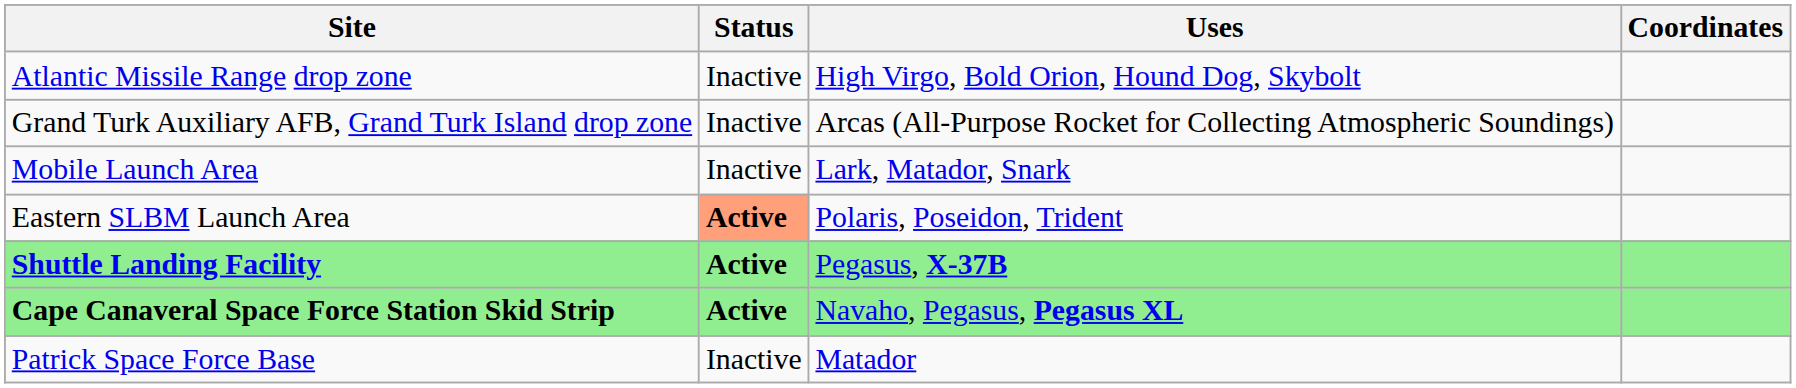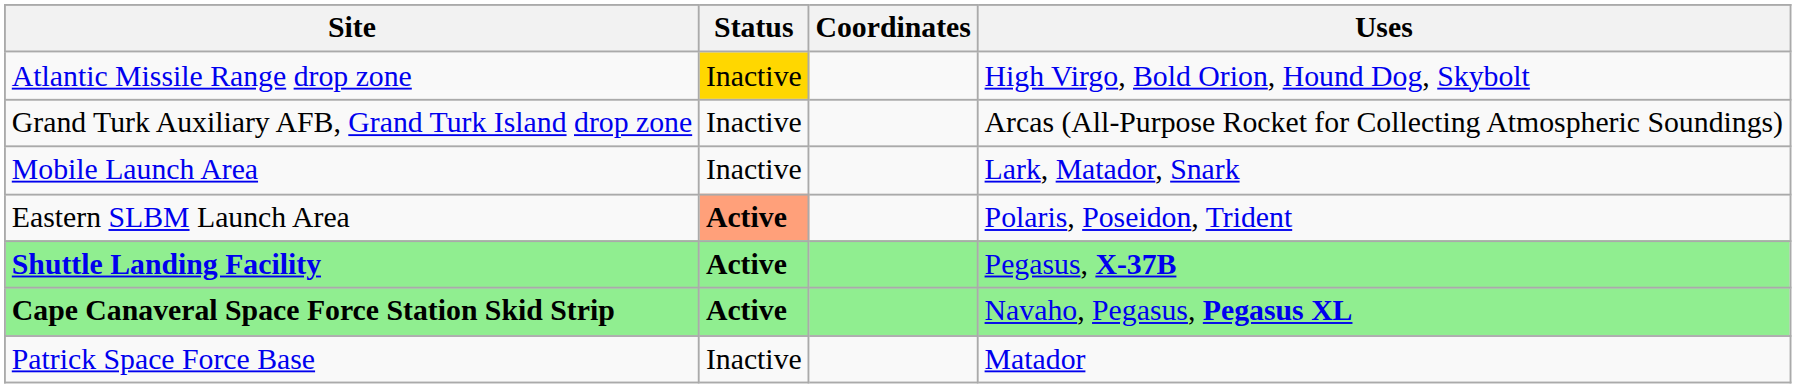columns swapped: (1215, 28) <-> (1705, 28)
(754, 75) no background -> (754, 75) gold background
